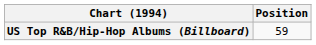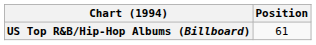(282, 31) 59 -> (282, 31) 61
